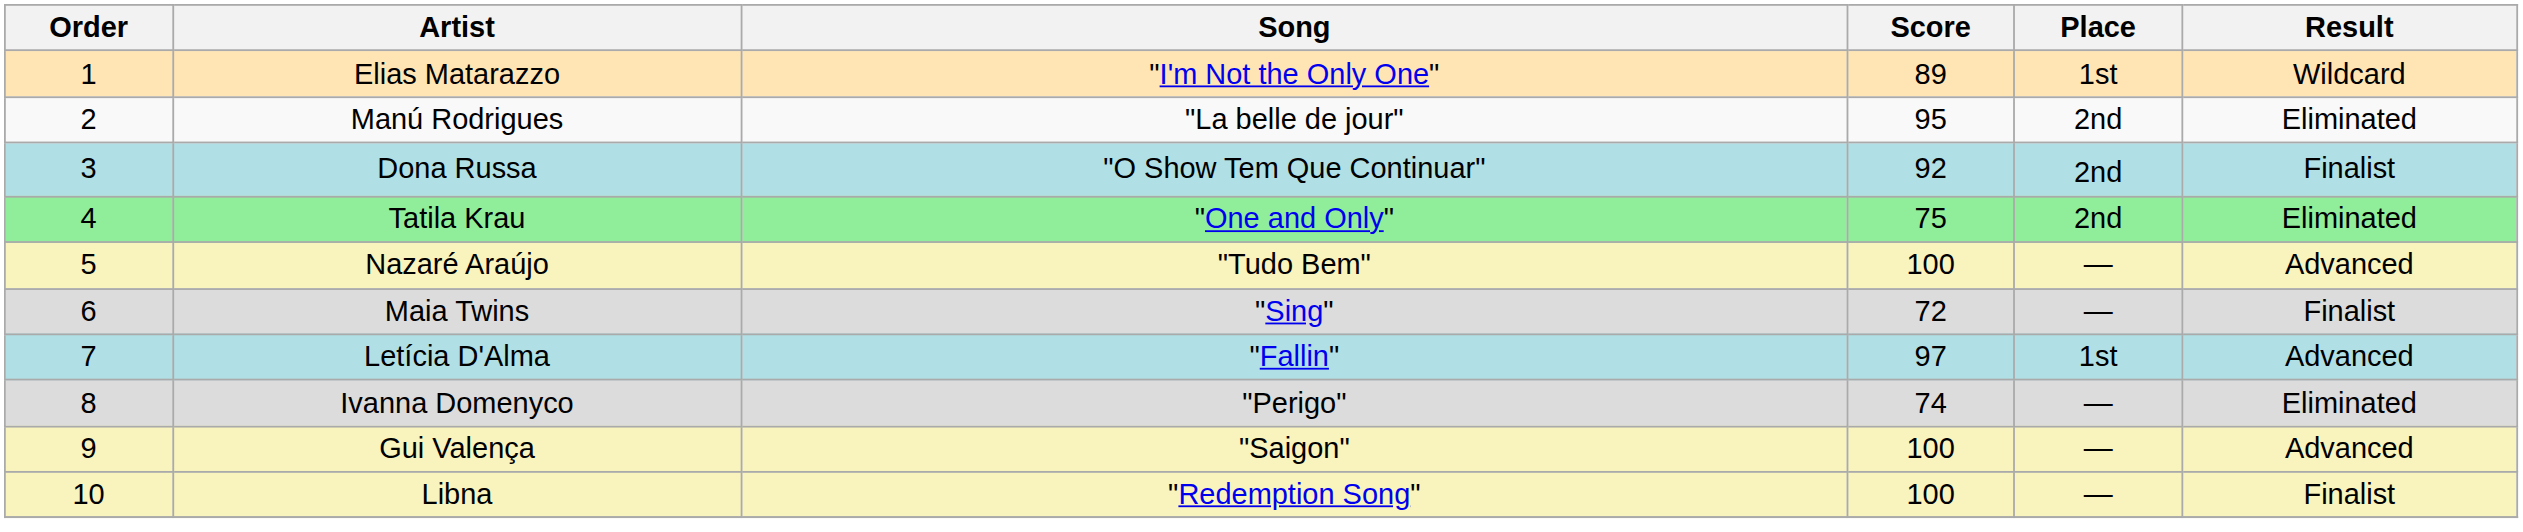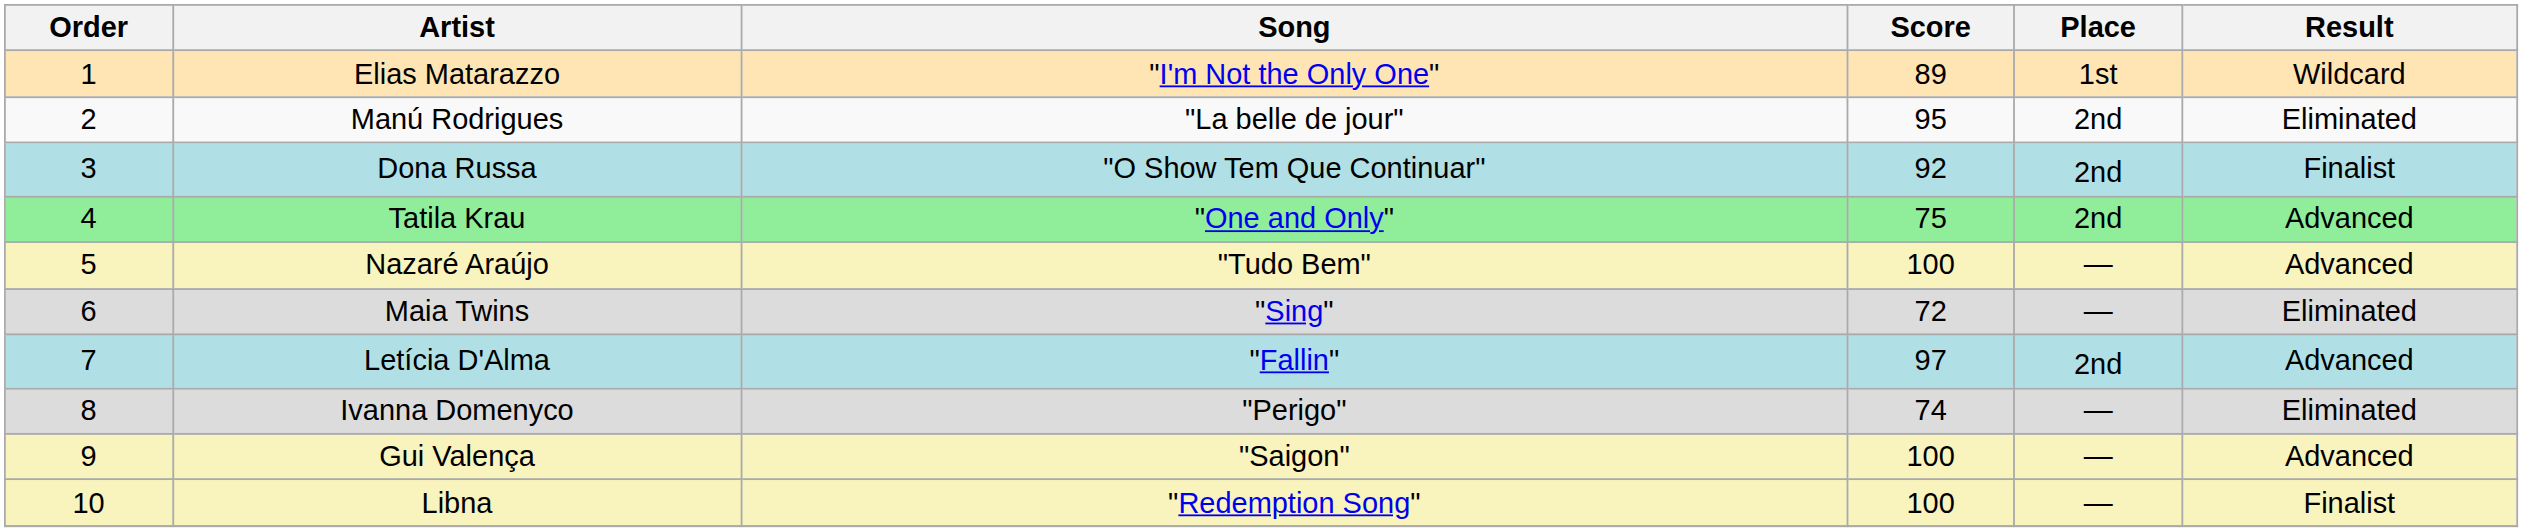(2349, 219) Eliminated -> (2349, 219) Advanced
(2349, 310) Finalist -> (2349, 310) Eliminated
(2098, 356) 1st -> (2098, 364) 2nd
